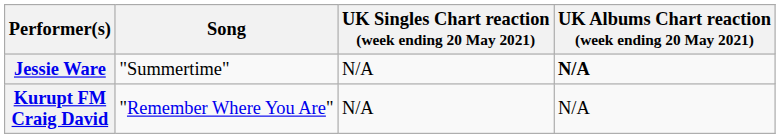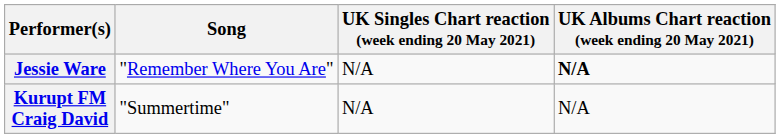(174, 68) "Summertime" -> (226, 68) "Remember Where You Are"
(226, 108) "Remember Where You Are" -> (174, 108) "Summertime"
